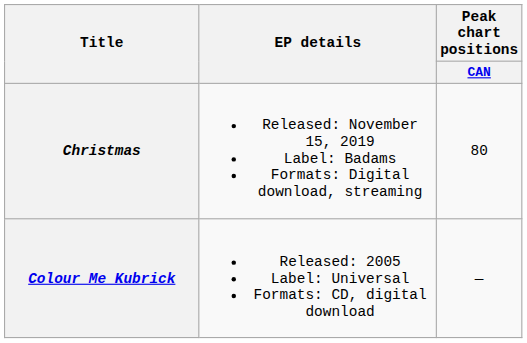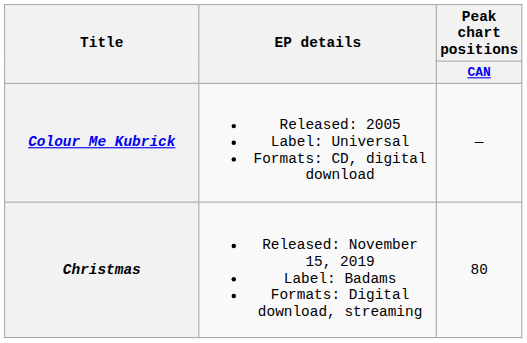rows swapped: (102, 278) <-> (102, 151)
